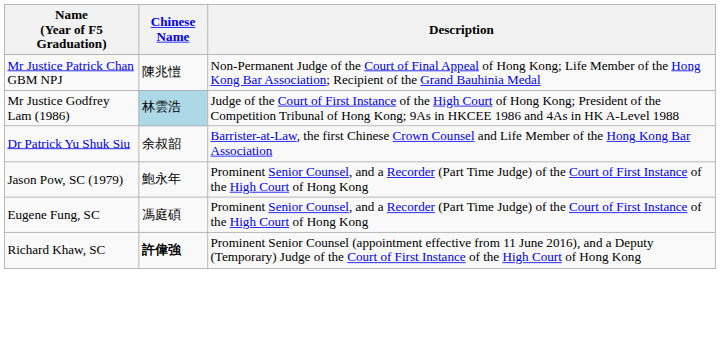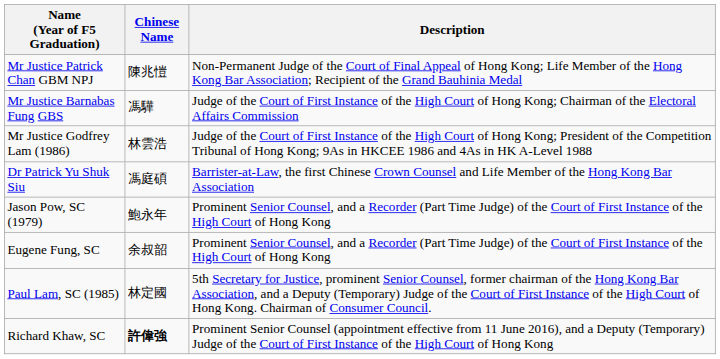+ row: (61, 108)
(161, 107) lightblue background -> (147, 143) no background
(161, 143) 余叔韶 -> (147, 178) 馮庭碩
(161, 214) 馮庭碩 -> (147, 250) 余叔韶
+ row: (63, 293)
